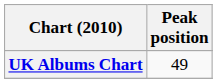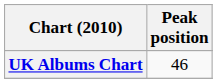(180, 64) 49 -> (180, 64) 46
